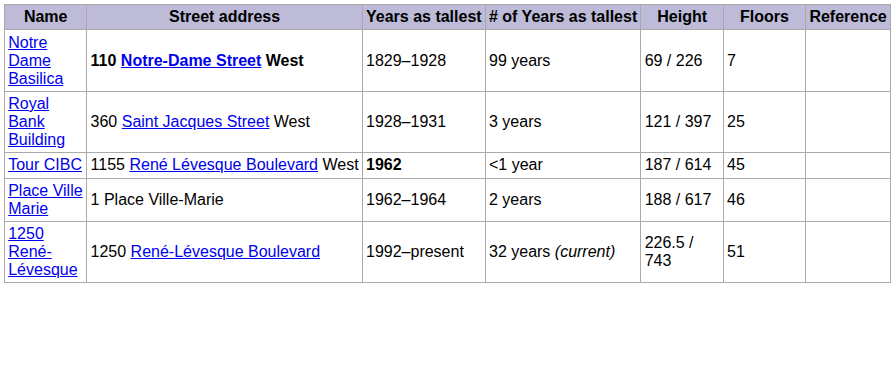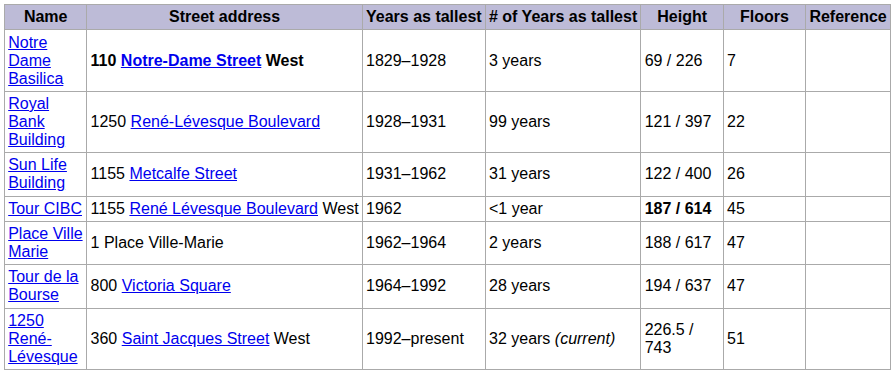(520, 60) 99 years -> (515, 60) 3 years
(200, 121) 360 Saint Jacques Street West -> (205, 121) 1250 René-Lévesque Boulevard
(515, 121) 3 years -> (520, 121) 99 years
(736, 121) 25 -> (736, 121) 22
+ row: (38, 174)
(384, 165) bold -> (384, 208) normal
(678, 165) normal -> (678, 208) bold
(736, 199) 46 -> (736, 243) 47
+ row: (43, 286)
(205, 252) 1250 René-Lévesque Boulevard -> (200, 338) 360 Saint Jacques Street West
